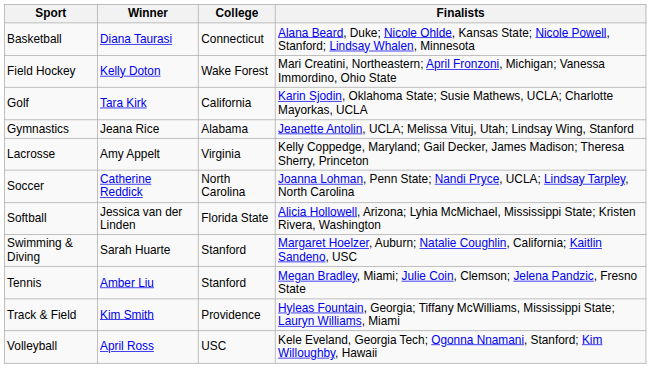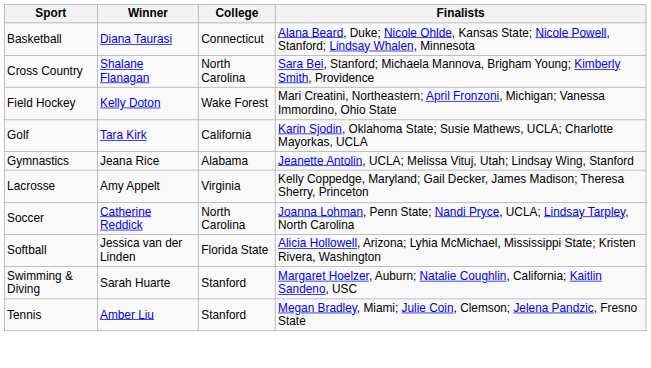+ row: (45, 71)
- row: (42, 314)
- row: (32, 346)
